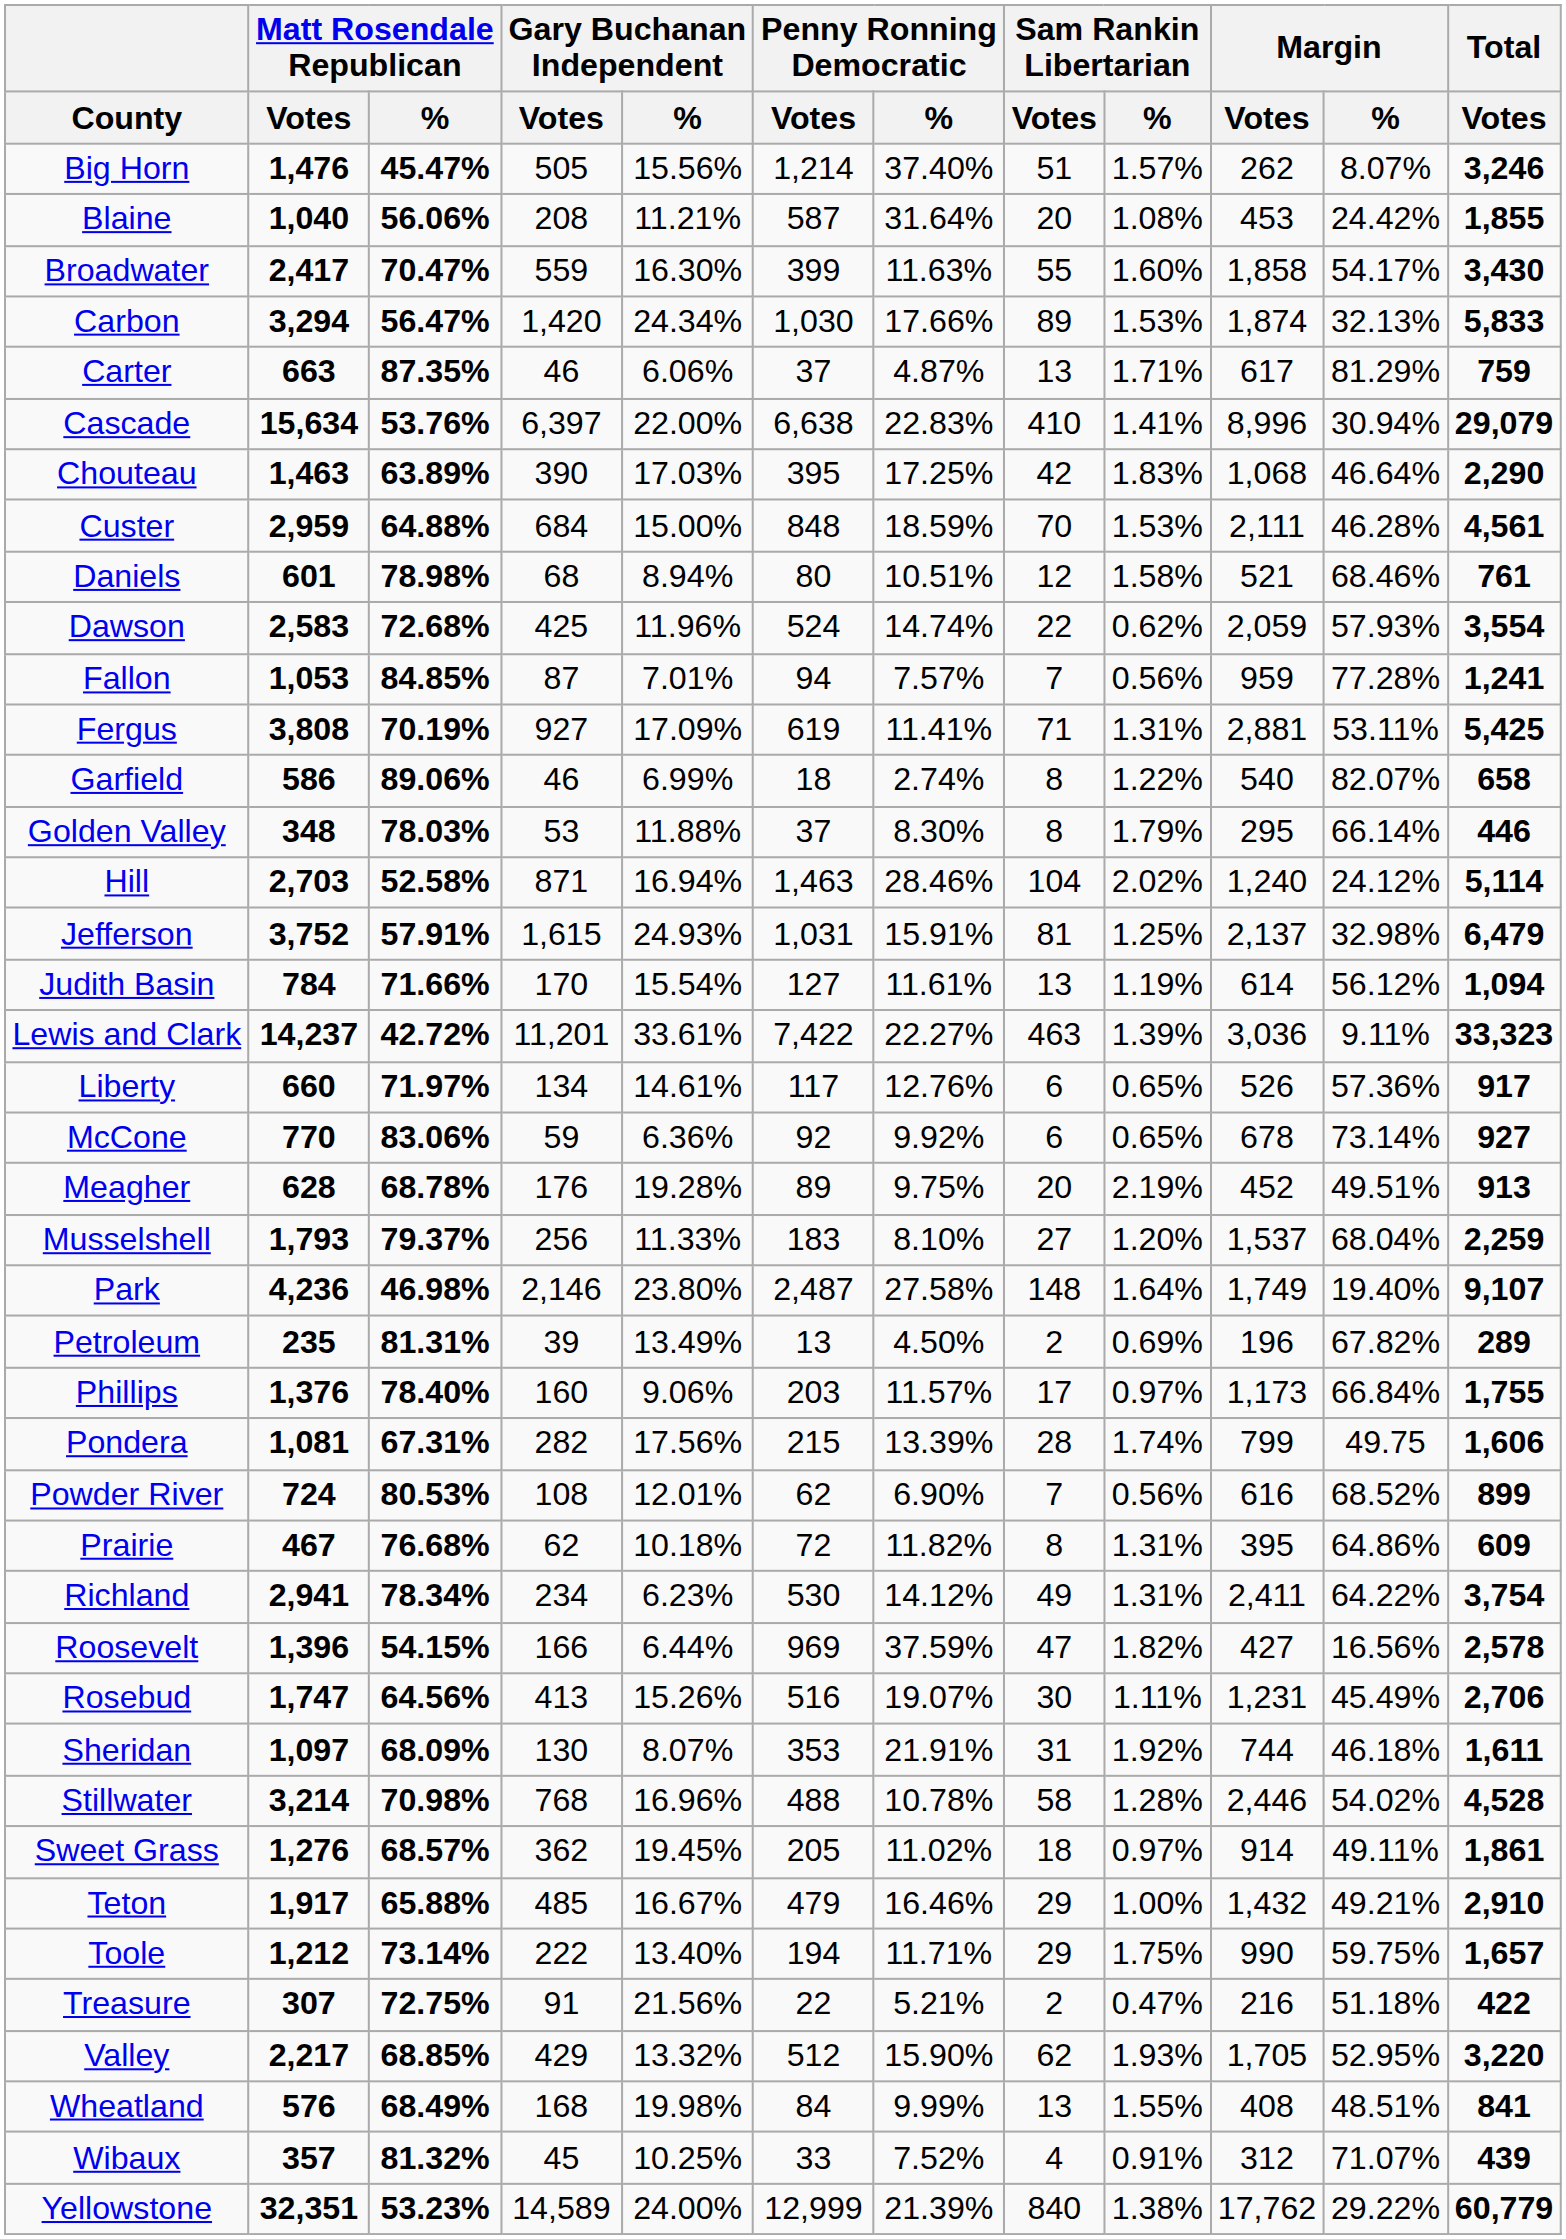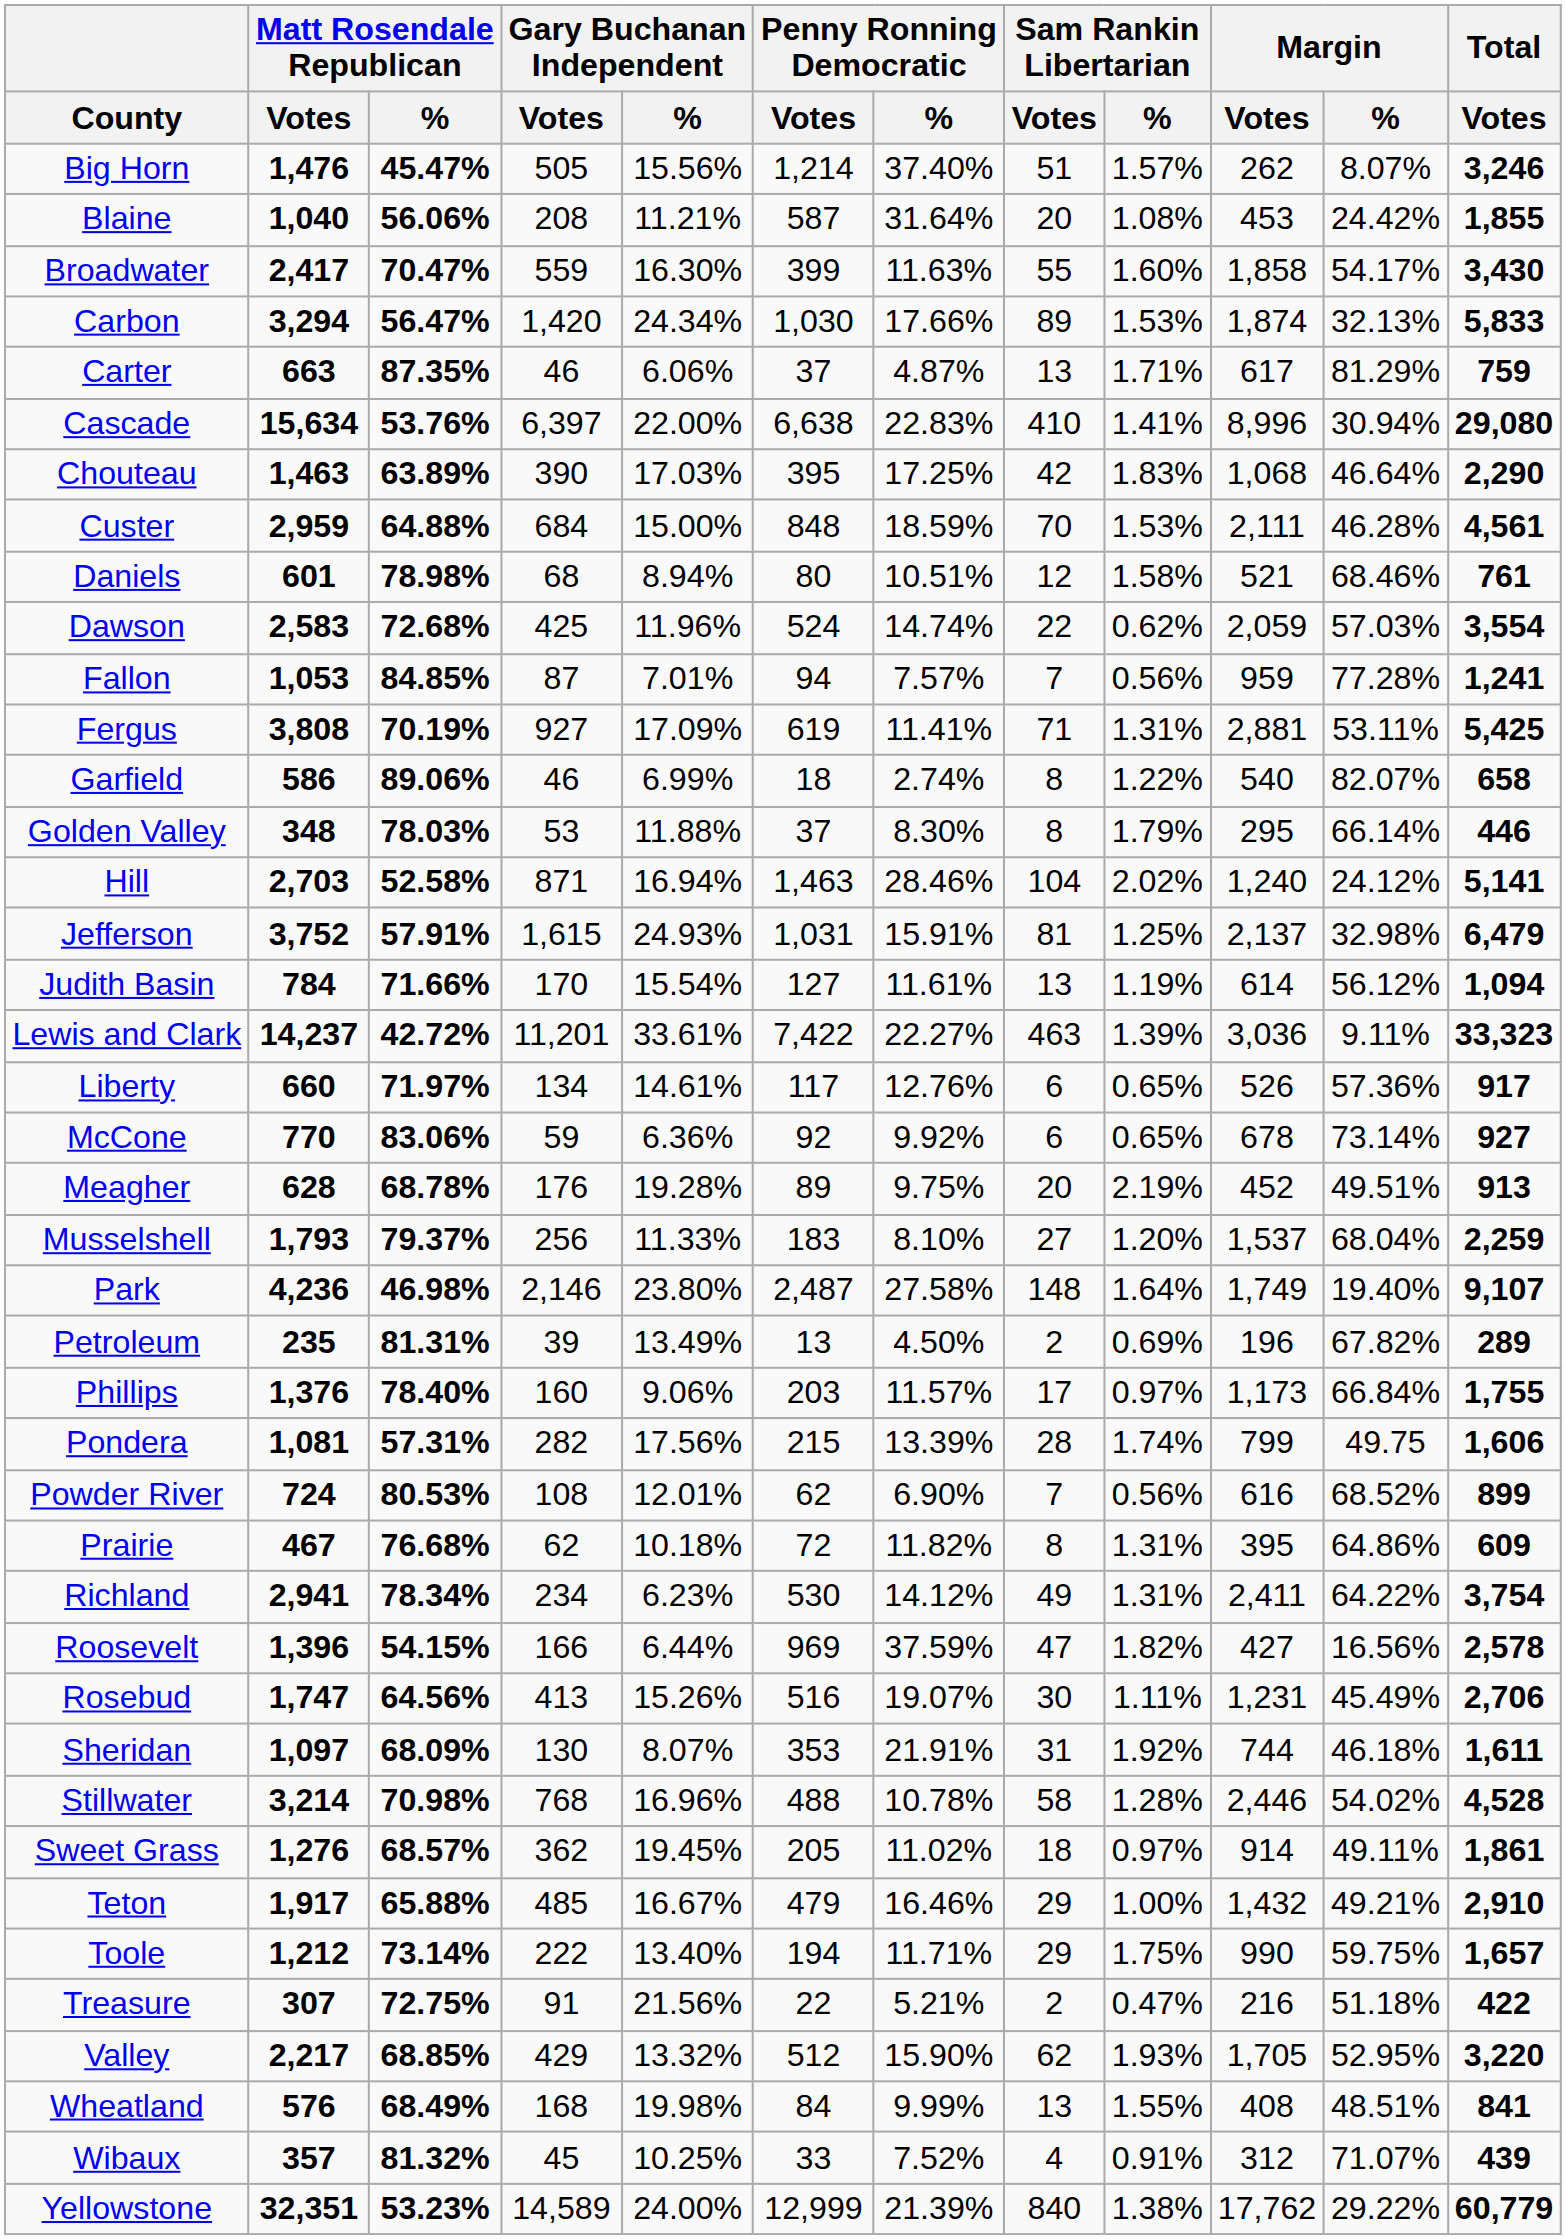(1504, 423) 29,079 -> (1504, 423) 29,080
(1386, 627) 57.93% -> (1386, 627) 57.03%
(1504, 882) 5,114 -> (1504, 882) 5,141
(435, 1443) 67.31% -> (435, 1443) 57.31%
